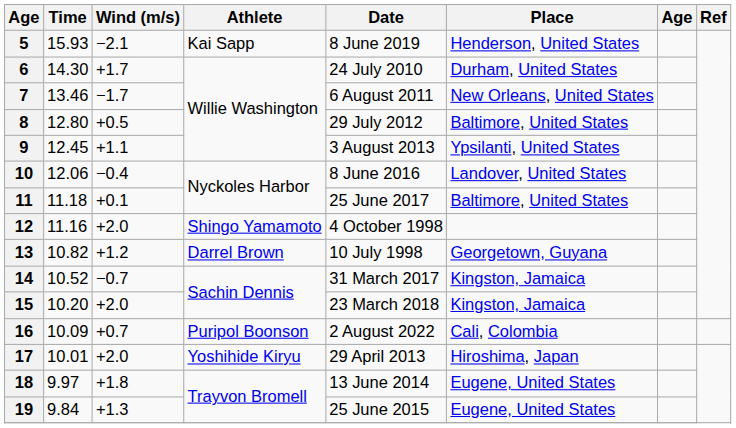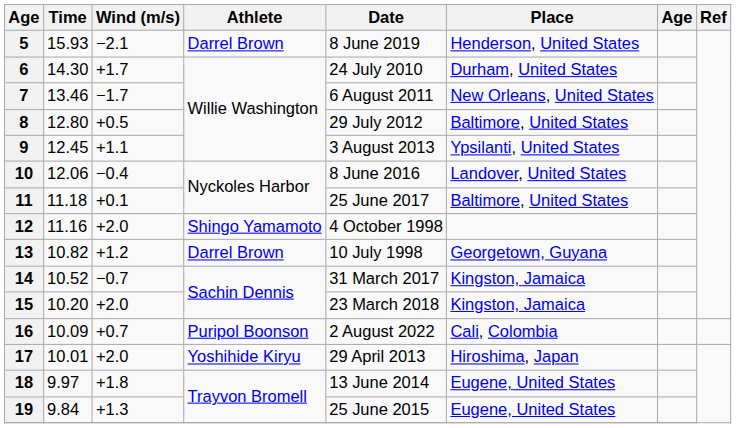(221, 43) Kai Sapp -> (236, 43) Darrel Brown
